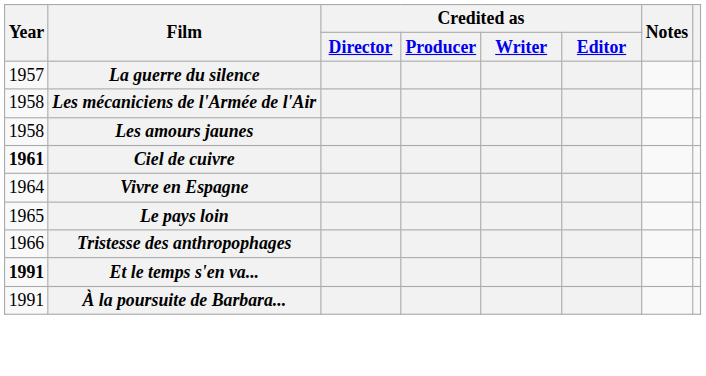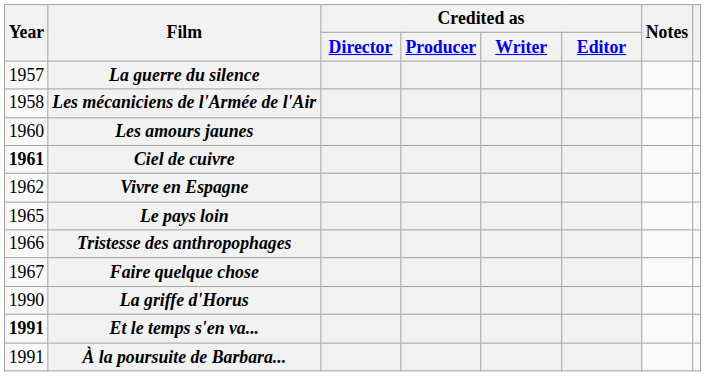(26, 131) 1958 -> (26, 131) 1960
(26, 187) 1964 -> (26, 187) 1962
+ row: (184, 272)
+ row: (184, 300)
